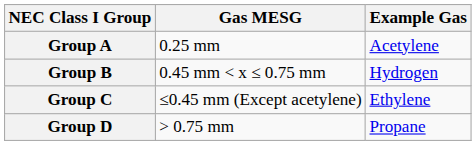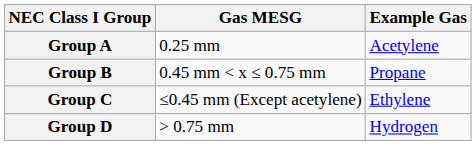(404, 72) Hydrogen -> (398, 72) Propane
(398, 126) Propane -> (404, 126) Hydrogen
